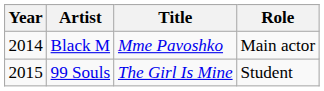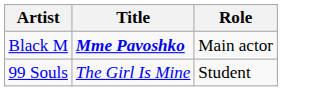- column: (26, 18)
(171, 45) normal -> (130, 45) bold
